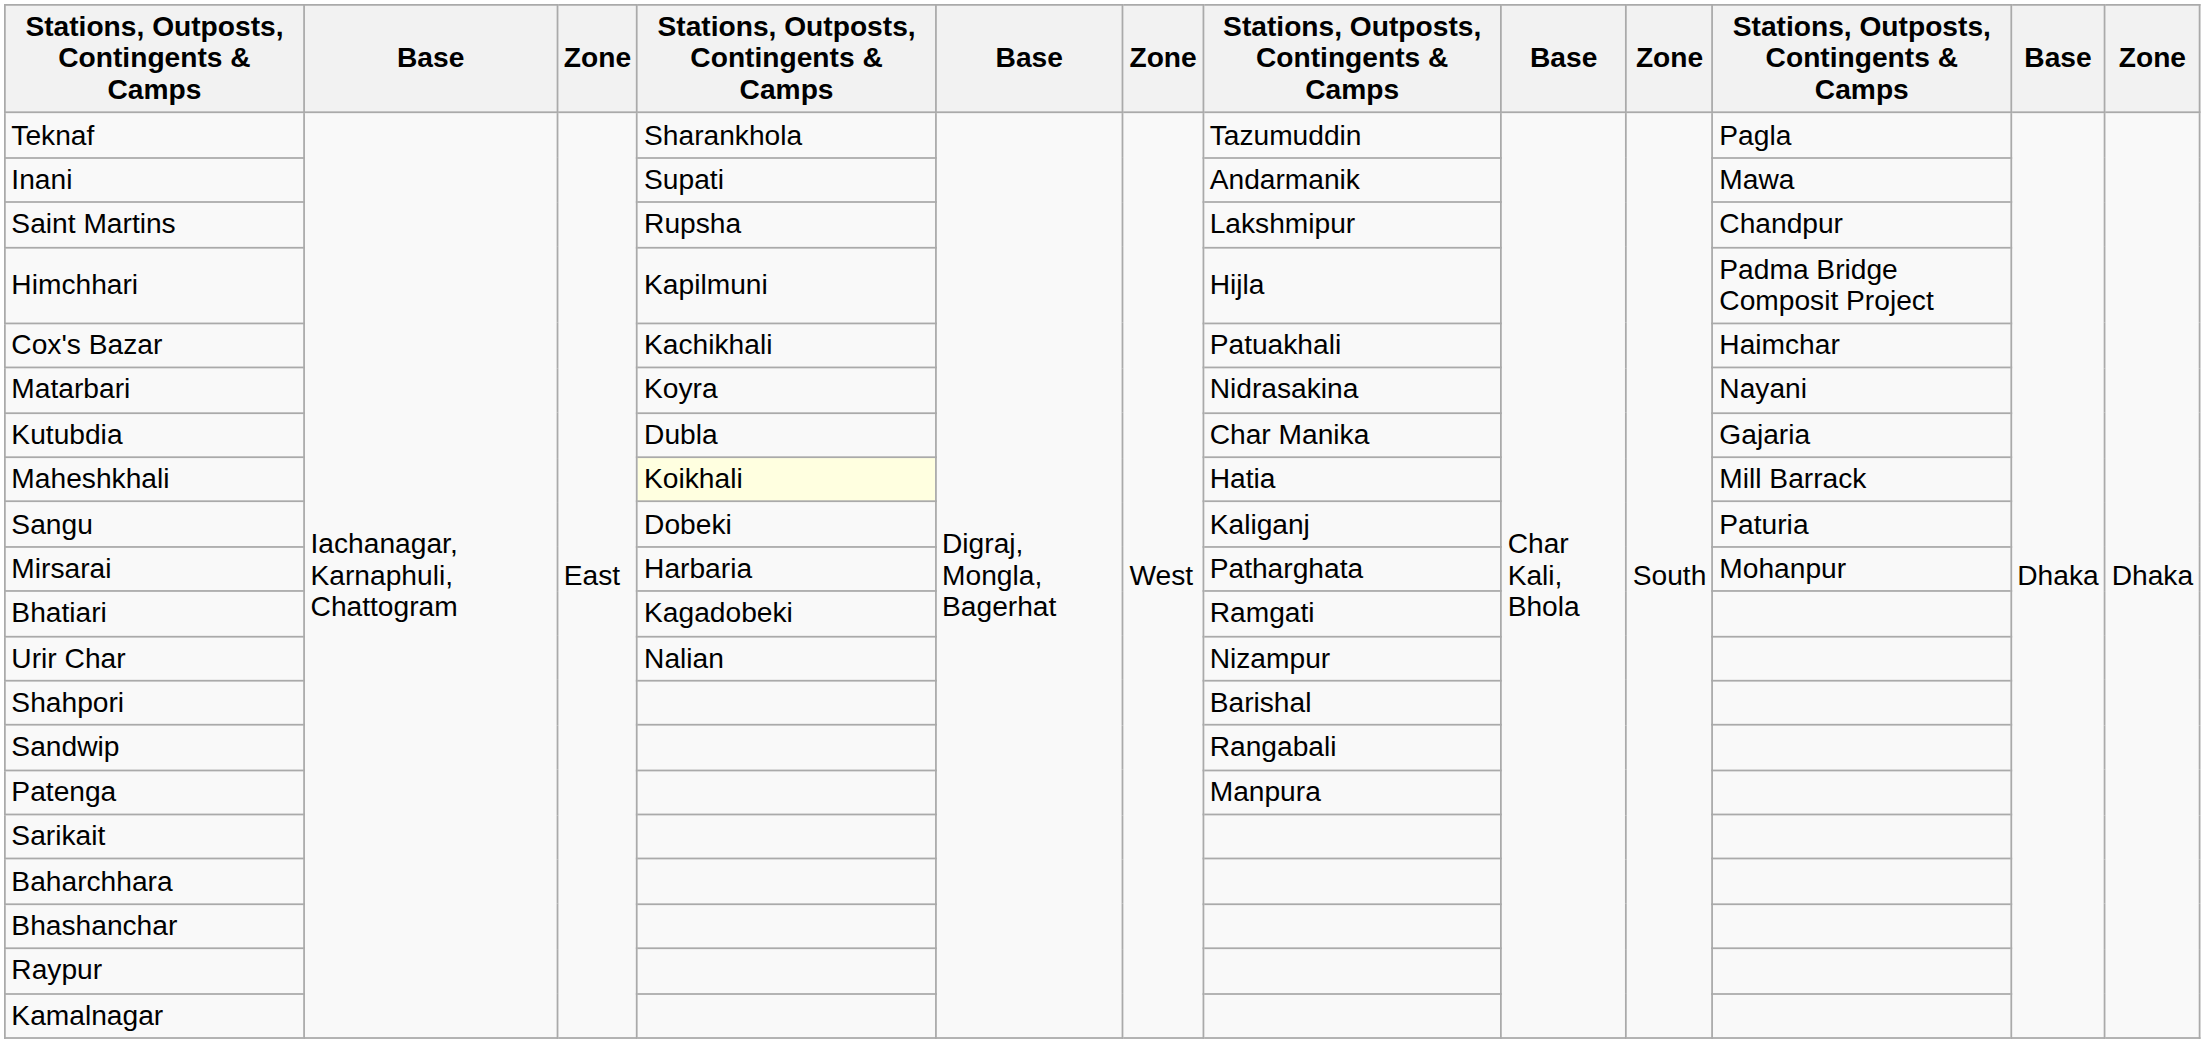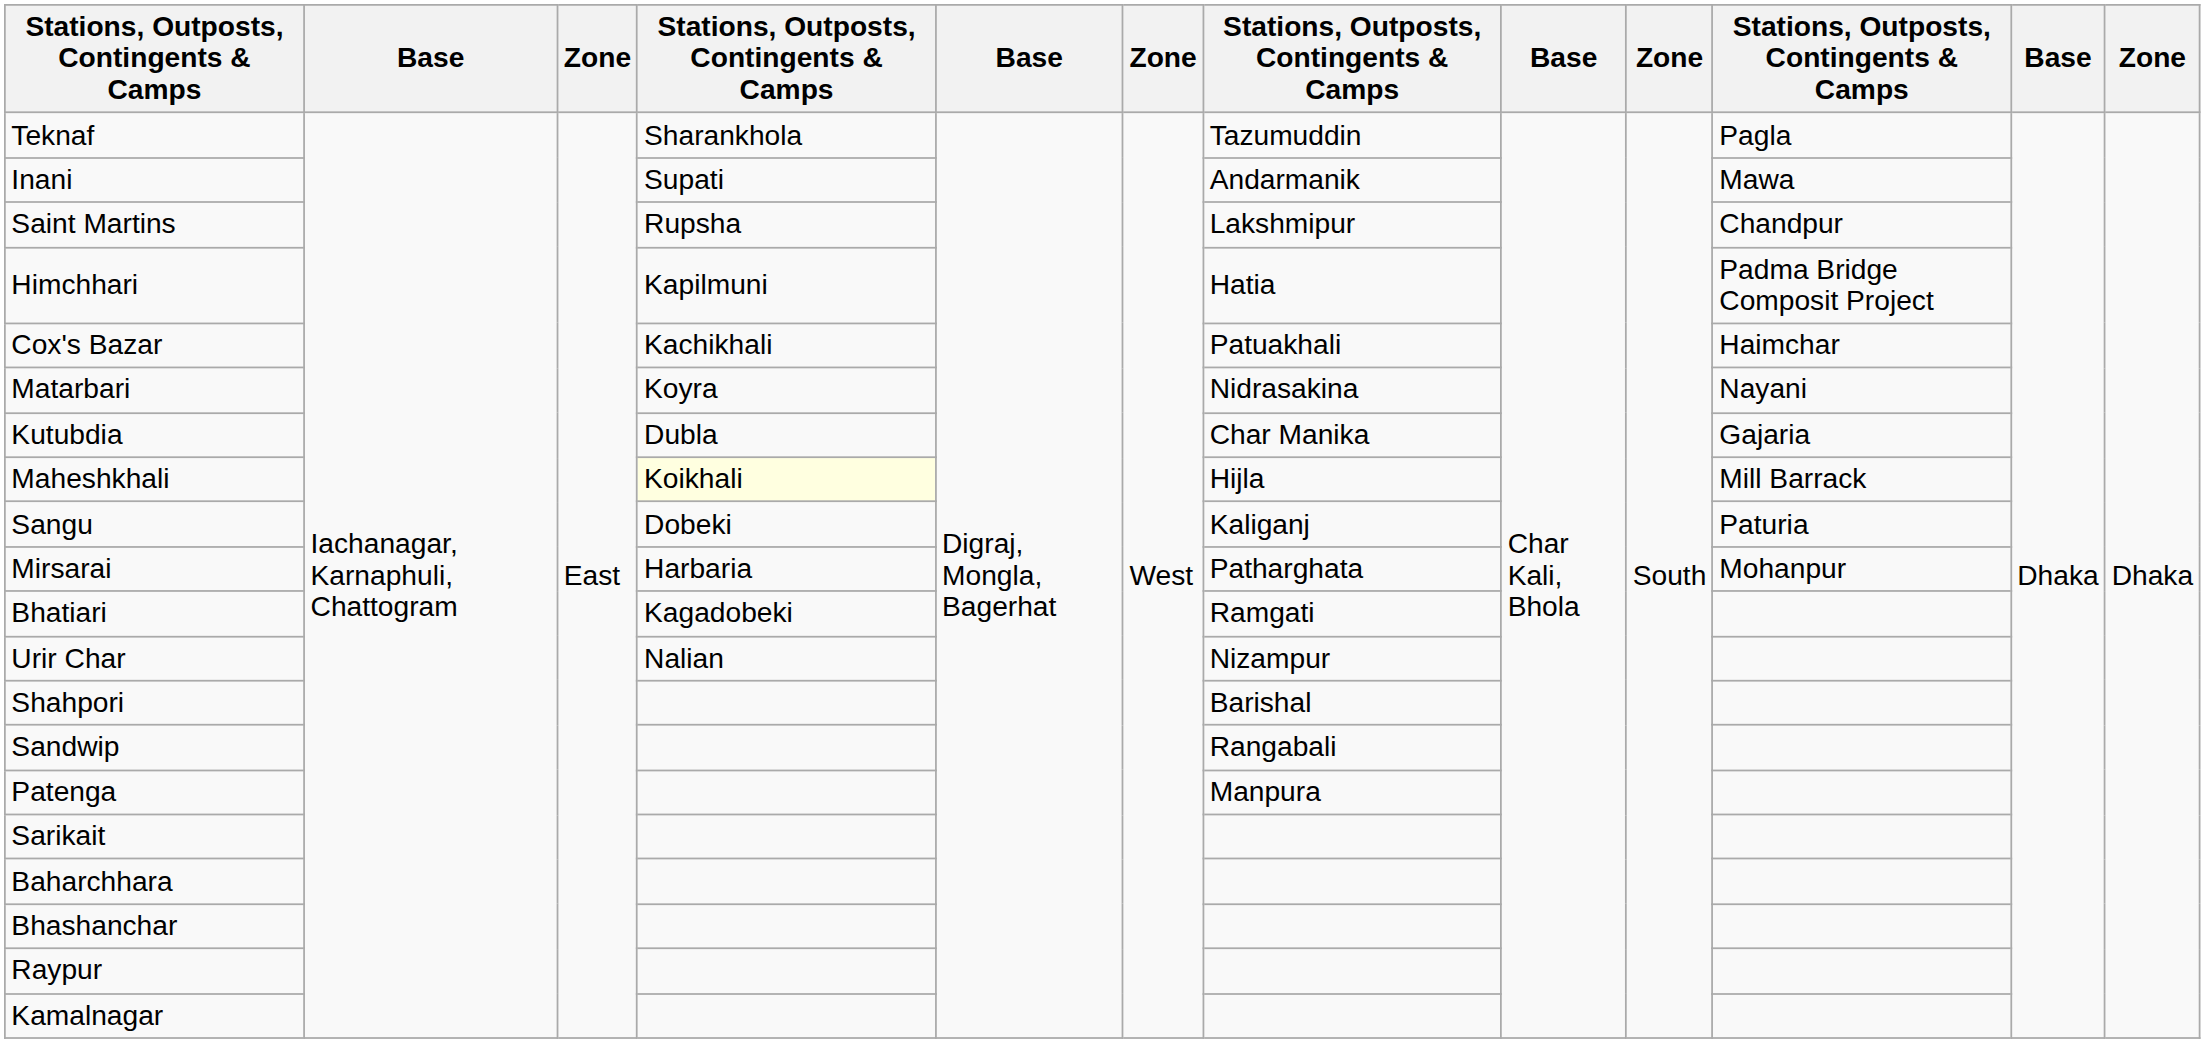(1237, 284) Hijla -> (1243, 284) Hatia
(1243, 479) Hatia -> (1237, 479) Hijla
